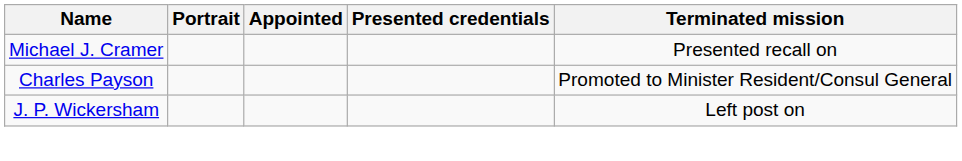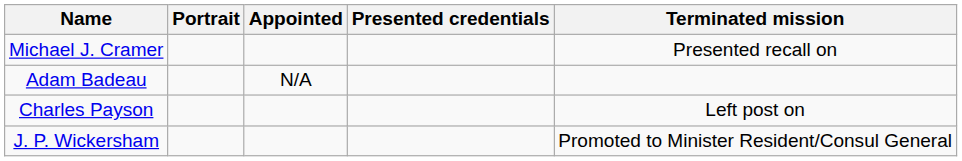+ row: (86, 79)
(755, 79) Promoted to Minister Resident/Consul General -> (755, 110) Left post on
(755, 110) Left post on -> (755, 140) Promoted to Minister Resident/Consul General
